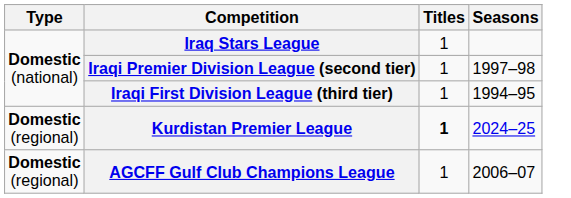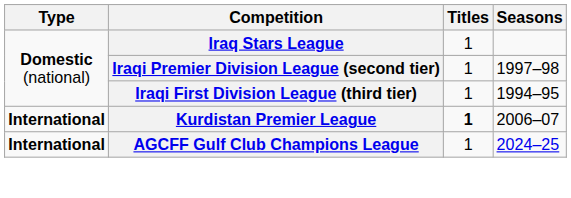(45, 129) Domestic (regional) -> (57, 119) International
(504, 129) 2024–25 -> (528, 119) 2006–07
(45, 172) Domestic (regional) -> (57, 145) International
(504, 172) 2006–07 -> (528, 145) 2024–25
